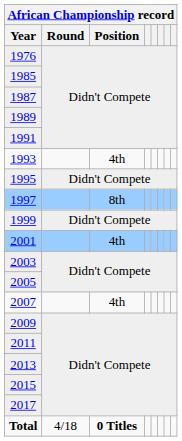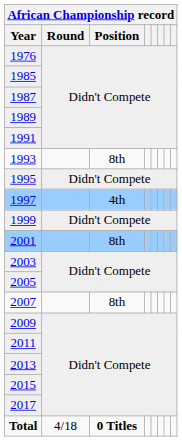(117, 158) 4th -> (117, 158) 8th
(117, 199) 8th -> (117, 199) 4th
(117, 240) 4th -> (117, 240) 8th
(117, 302) 4th -> (117, 302) 8th
